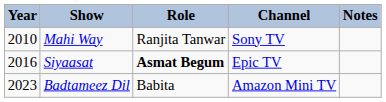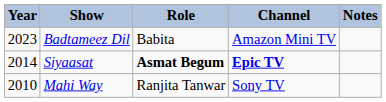rows swapped: (73, 39) <-> (87, 85)
(22, 62) 2016 -> (22, 62) 2014
(257, 62) normal -> (258, 62) bold
